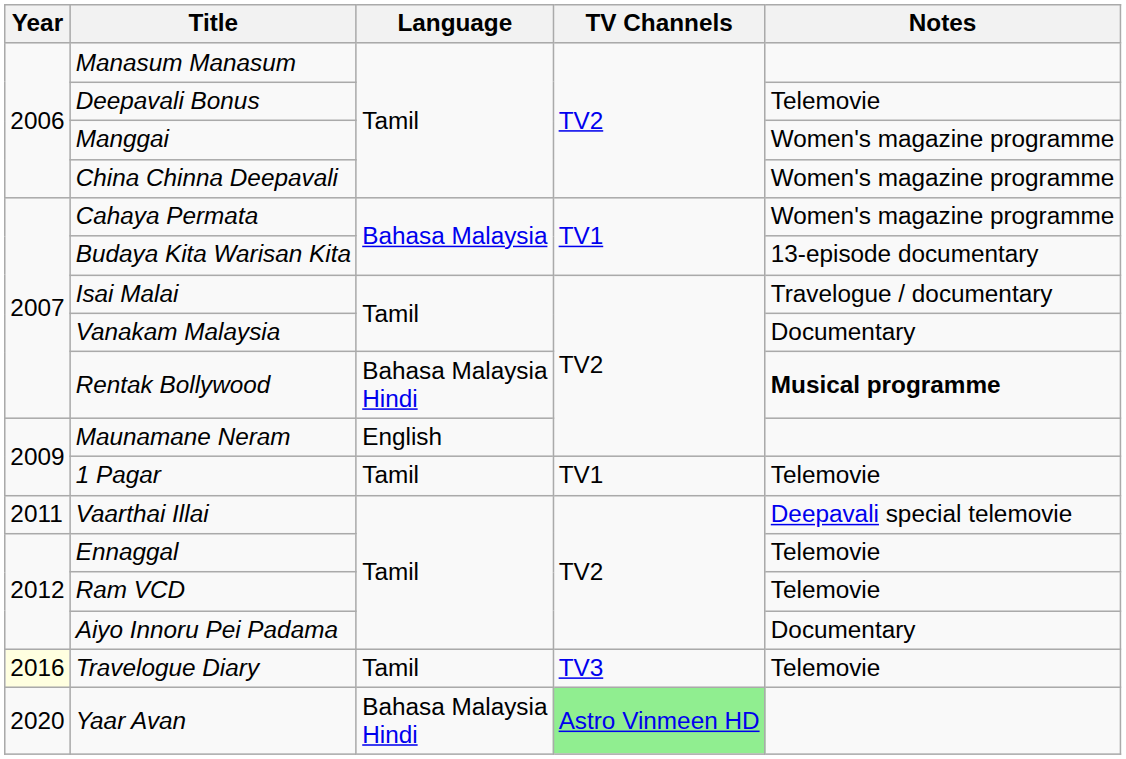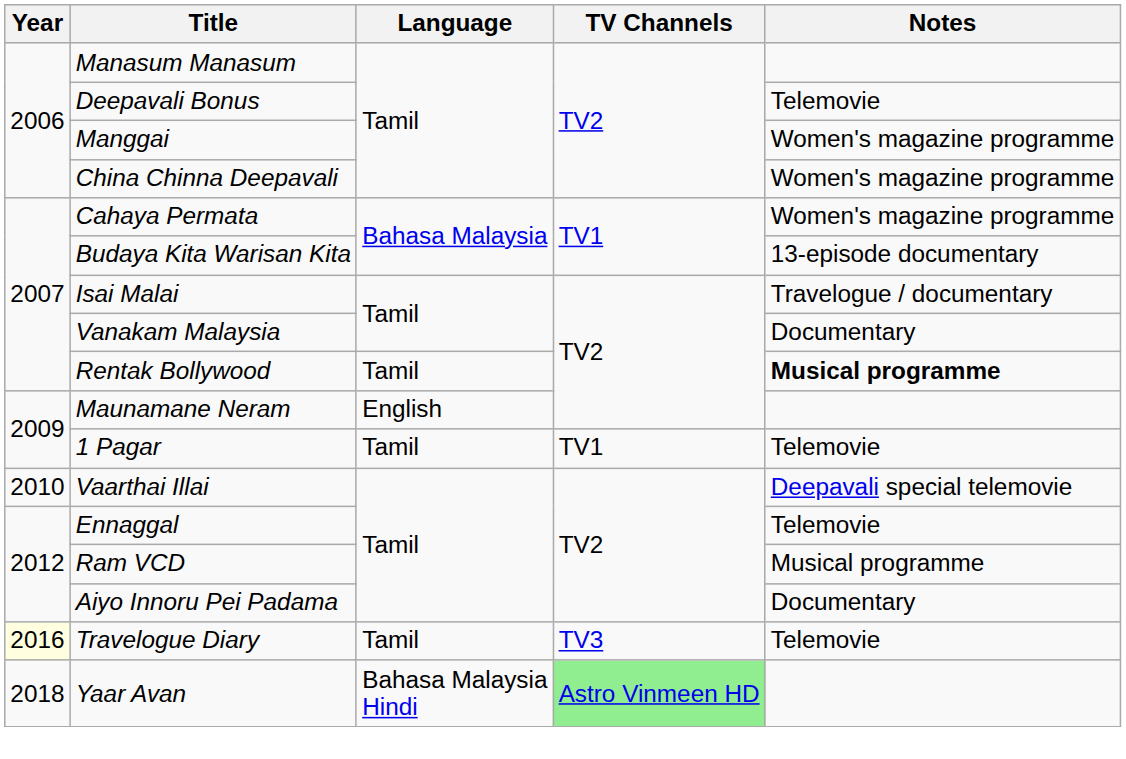(455, 384) Bahasa Malaysia Hindi -> (391, 370) Tamil
(37, 513) 2011 -> (37, 486) 2010
(826, 591) Telemovie -> (878, 563) Musical programme
(37, 720) 2020 -> (37, 693) 2018
